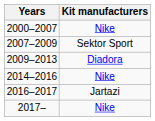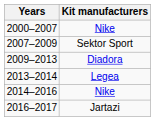+ row: (32, 76)
- row: (32, 108)
